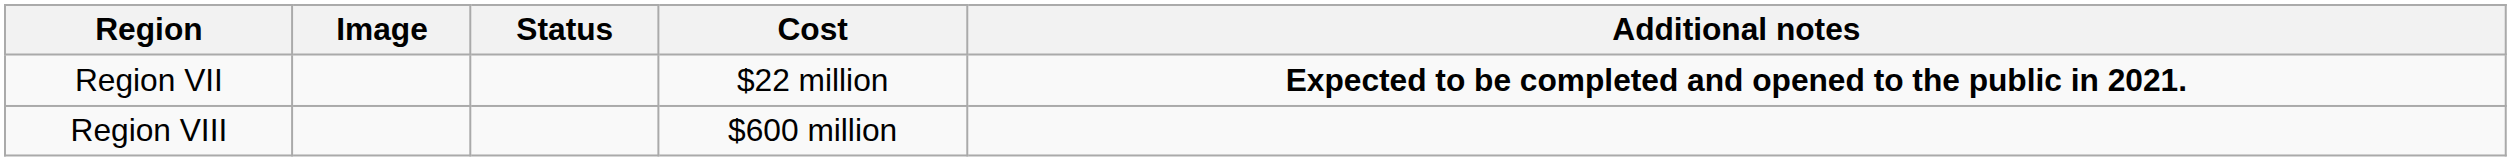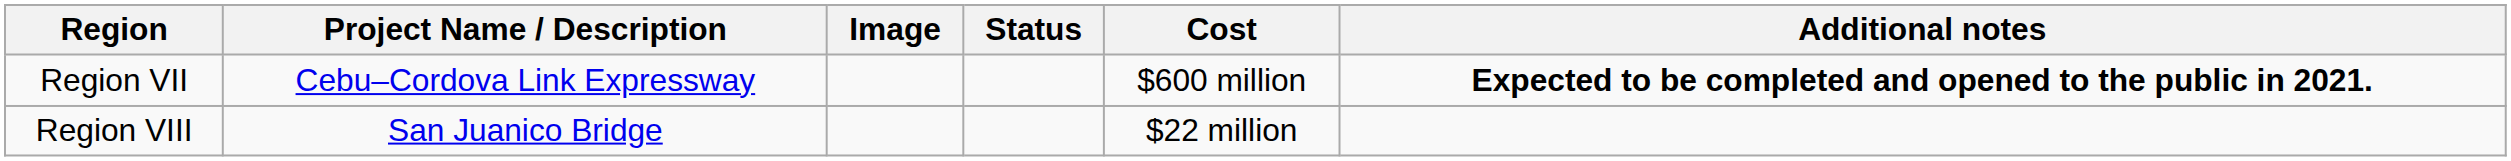+ column: (525, 29)
(813, 79) $22 million -> (1222, 79) $600 million
(813, 130) $600 million -> (1222, 130) $22 million
